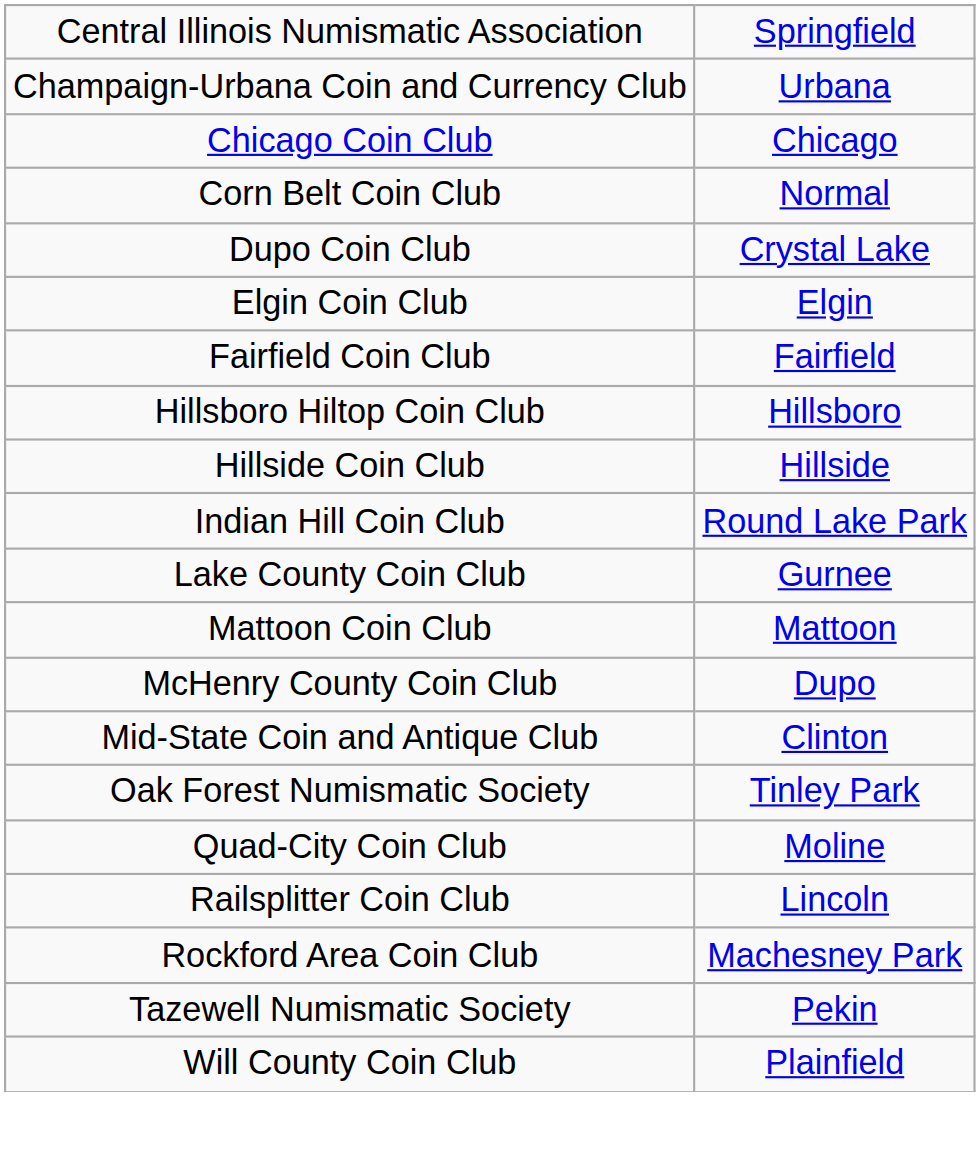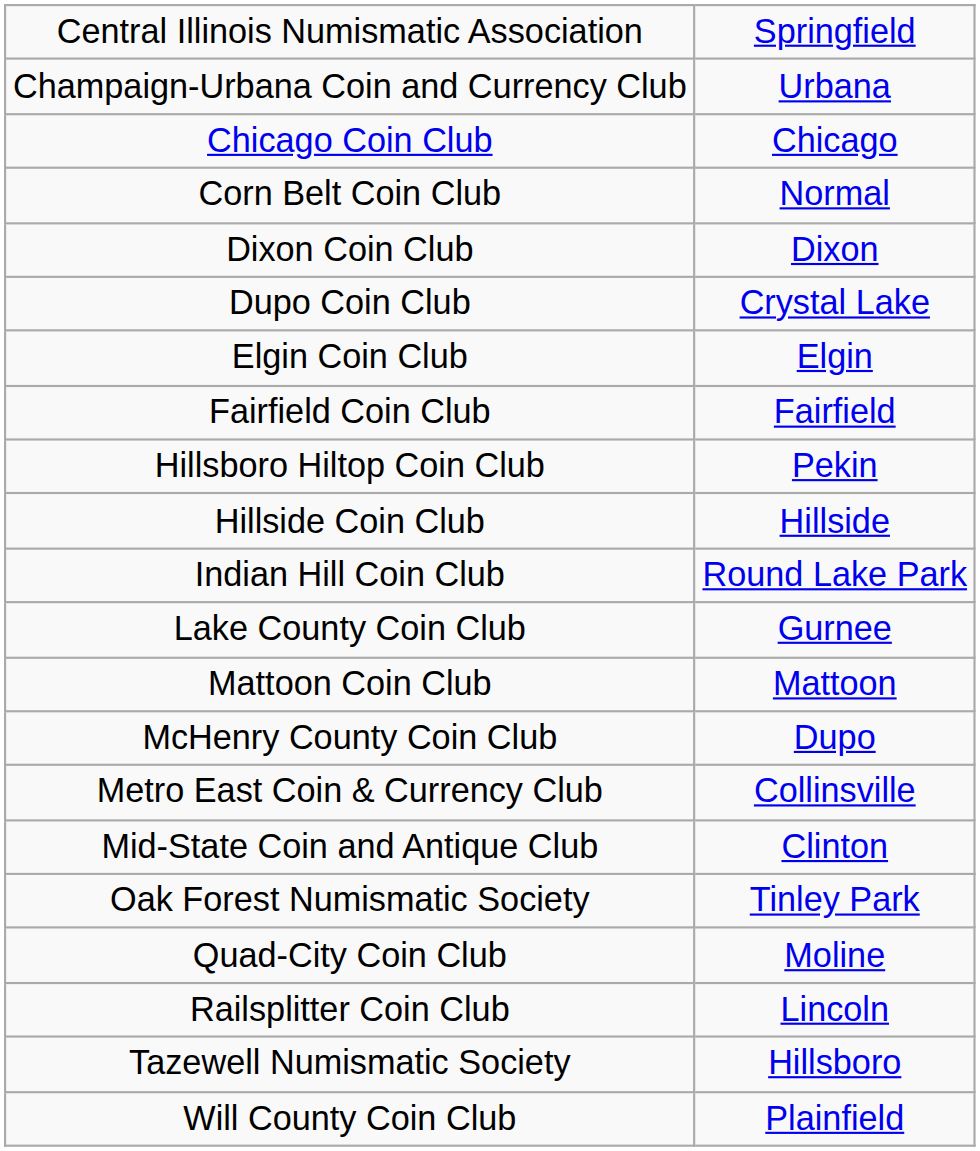+ row: (350, 248)
(835, 411) Hillsboro -> (835, 466) Pekin
+ row: (350, 791)
- row: (350, 954)
(835, 1009) Pekin -> (835, 1063) Hillsboro
